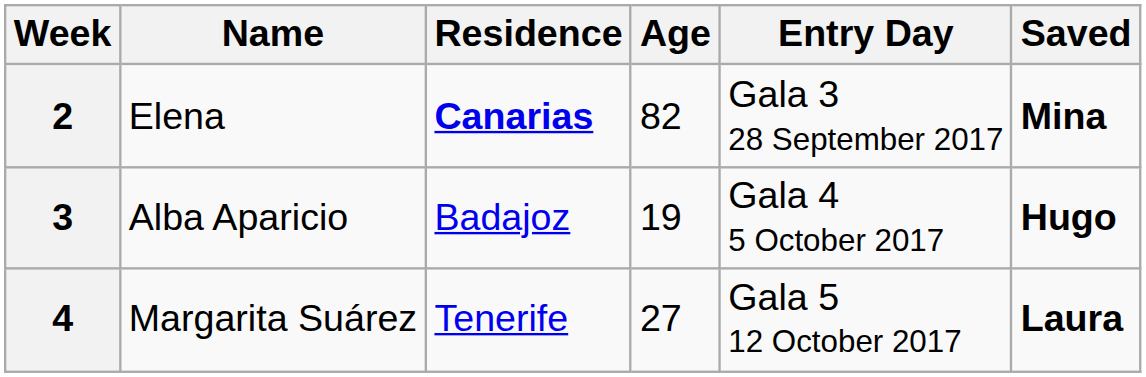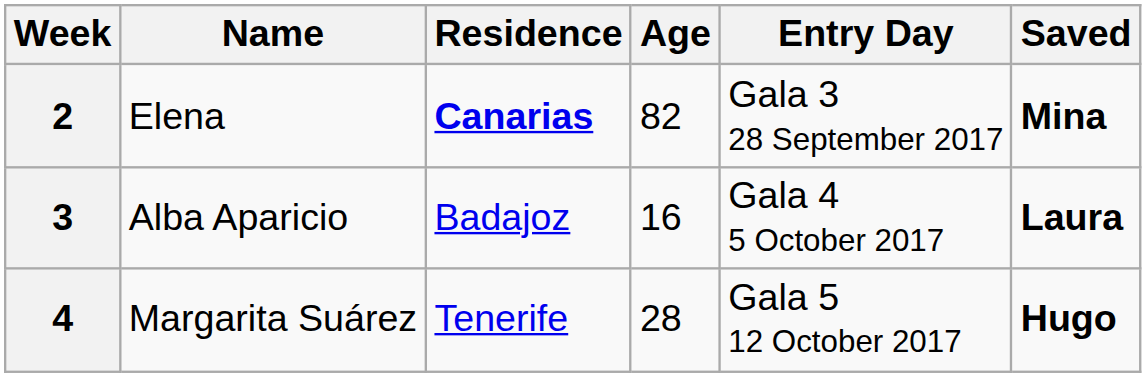(661, 217) 19 -> (661, 217) 16
(1069, 217) Hugo -> (1072, 217) Laura
(661, 318) 27 -> (661, 318) 28
(1072, 318) Laura -> (1069, 318) Hugo
